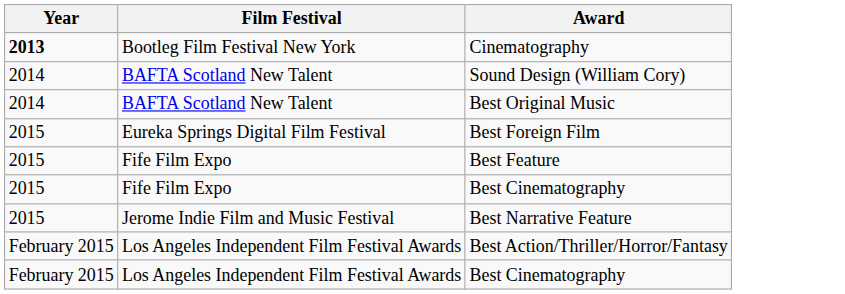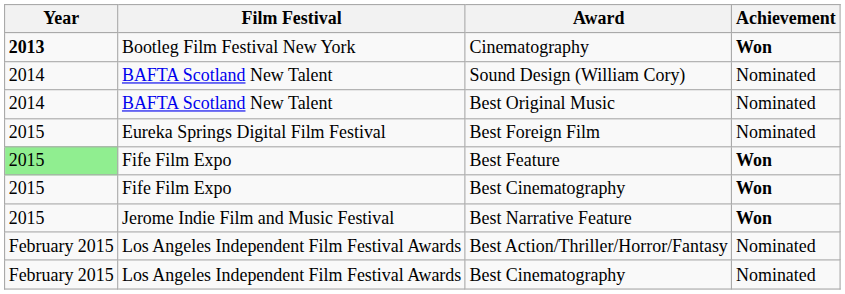+ column: (786, 18)
(27, 160) no background -> (27, 160) lightgreen background
